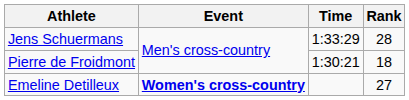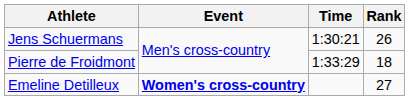(336, 39) 1:33:29 -> (336, 39) 1:30:21
(384, 39) 28 -> (384, 39) 26
(336, 62) 1:30:21 -> (336, 62) 1:33:29
